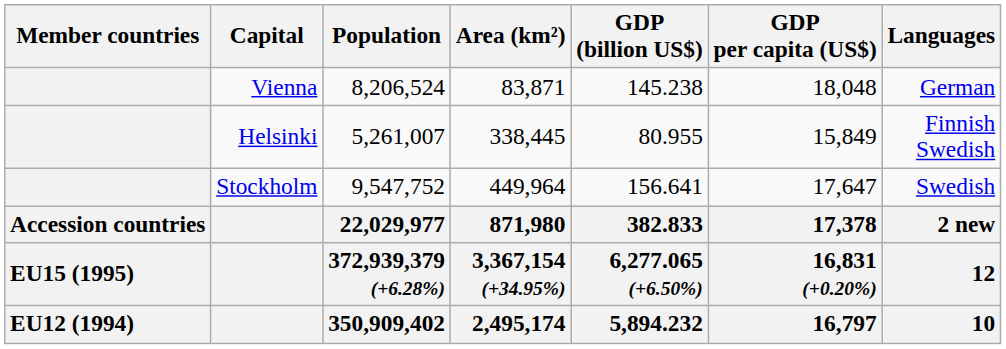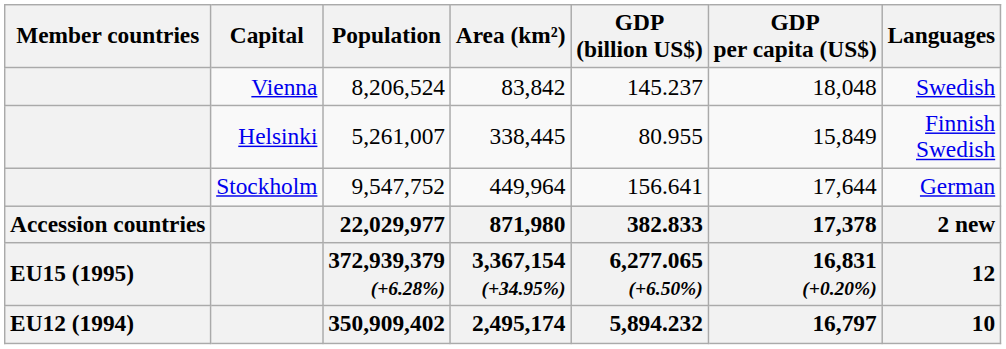(533, 86) 83,871 -> (533, 86) 83,842
(665, 86) 145.238 -> (665, 86) 145.237
(958, 86) German -> (956, 86) Swedish
(845, 186) 17,647 -> (845, 186) 17,644
(956, 186) Swedish -> (958, 186) German
